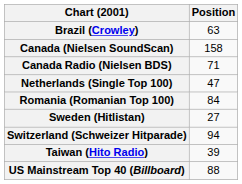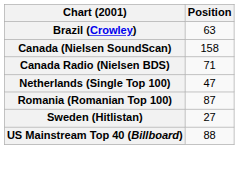(214, 100) 84 -> (210, 100) 87
- row: (97, 135)
- row: (97, 153)
